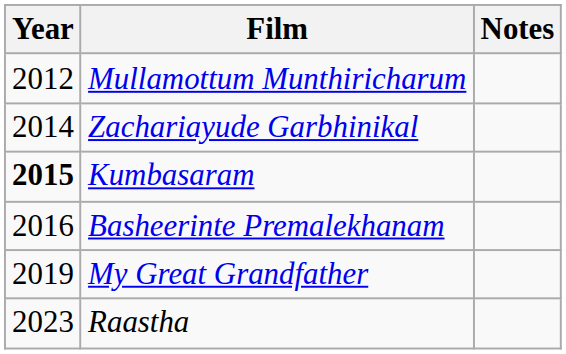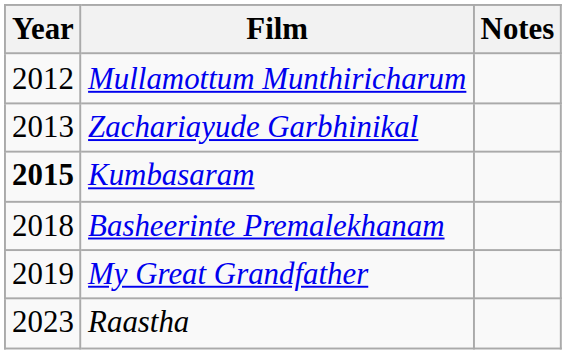(43, 126) 2014 -> (43, 126) 2013
(43, 224) 2016 -> (43, 224) 2018
